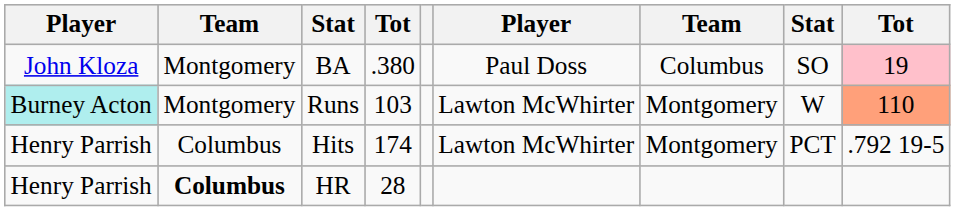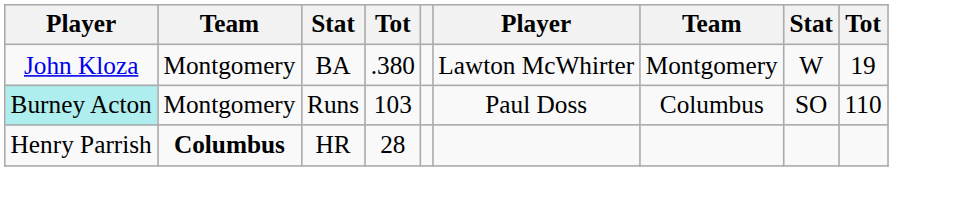(536, 64) Paul Doss -> (536, 64) Lawton McWhirter
(712, 64) Columbus -> (712, 64) Montgomery
(813, 64) SO -> (811, 64) W
(896, 64) pink background -> (863, 64) no background
(536, 104) Lawton McWhirter -> (536, 104) Paul Doss
(712, 104) Montgomery -> (712, 104) Columbus
(813, 104) W -> (811, 104) SO
(896, 104) lightsalmon background -> (863, 104) no background
- row: (333, 144)
